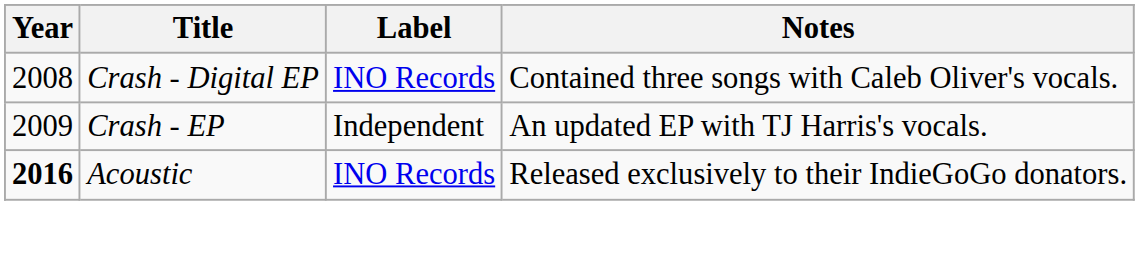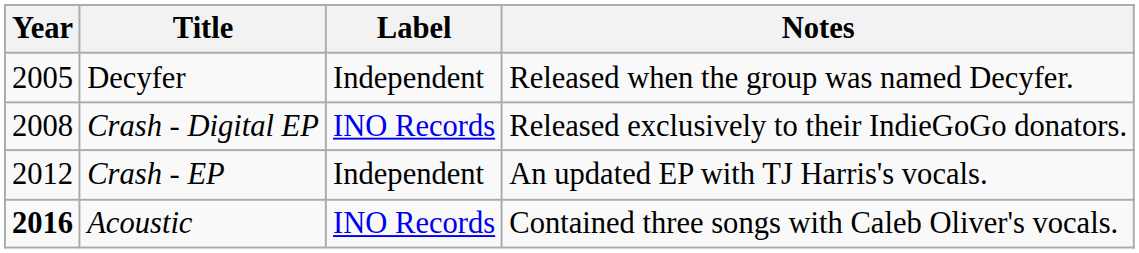+ row: (136, 77)
(814, 77) Contained three songs with Caleb Oliver's vocals. -> (818, 125) Released exclusively to their IndieGoGo donators.
(43, 125) 2009 -> (43, 174) 2012
(818, 174) Released exclusively to their IndieGoGo donators. -> (814, 222) Contained three songs with Caleb Oliver's vocals.
